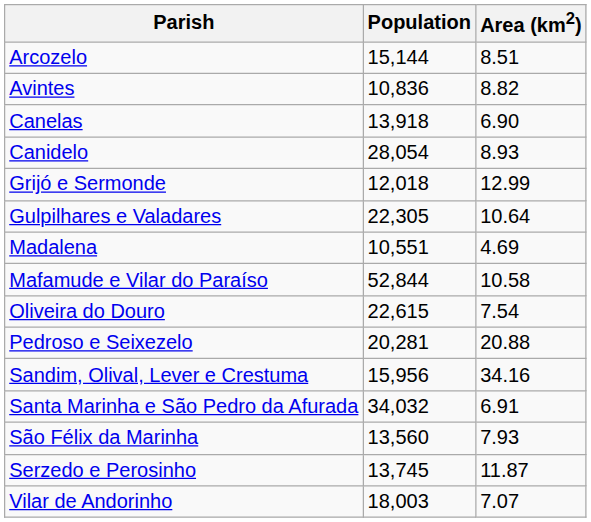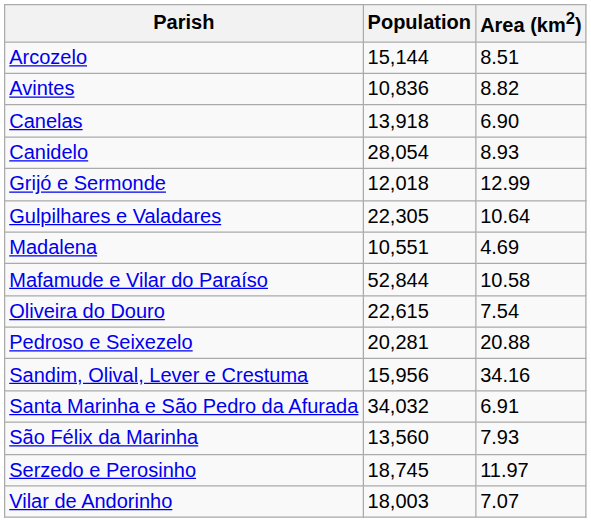(398, 469) 13,745 -> (398, 469) 18,745
(504, 469) 11.87 -> (504, 469) 11.97
